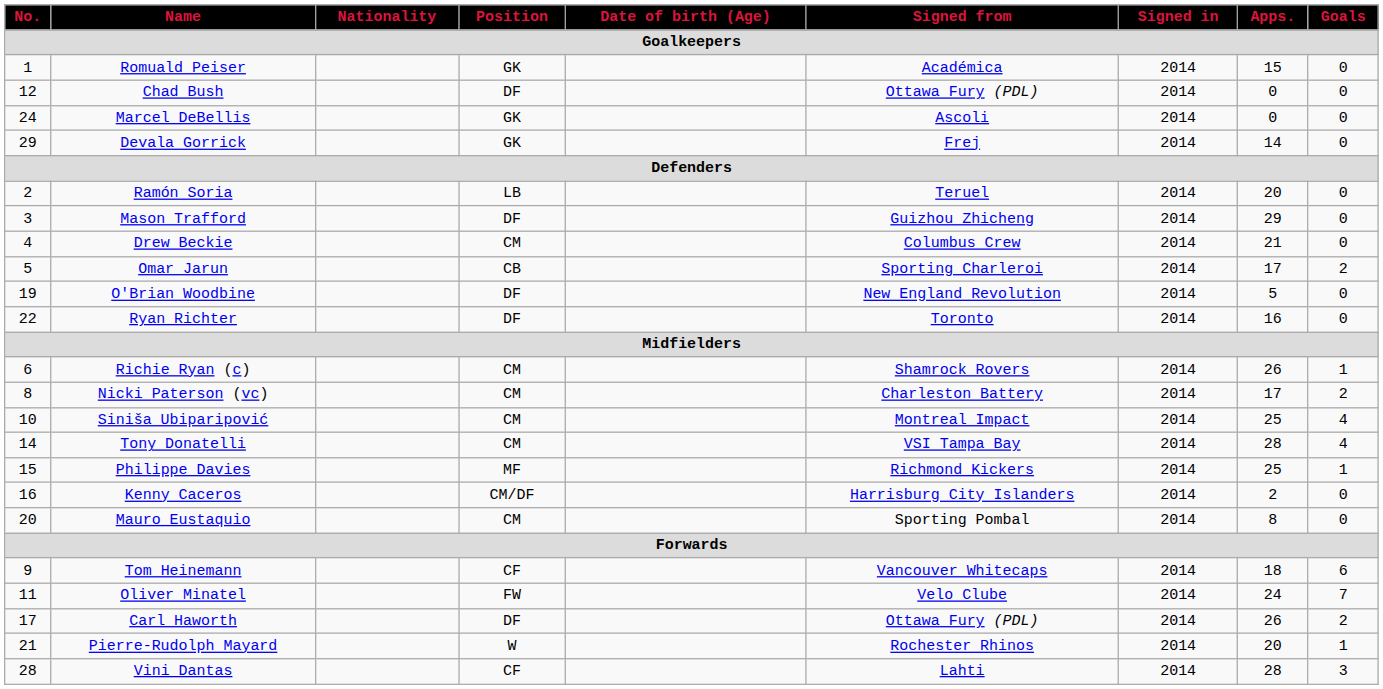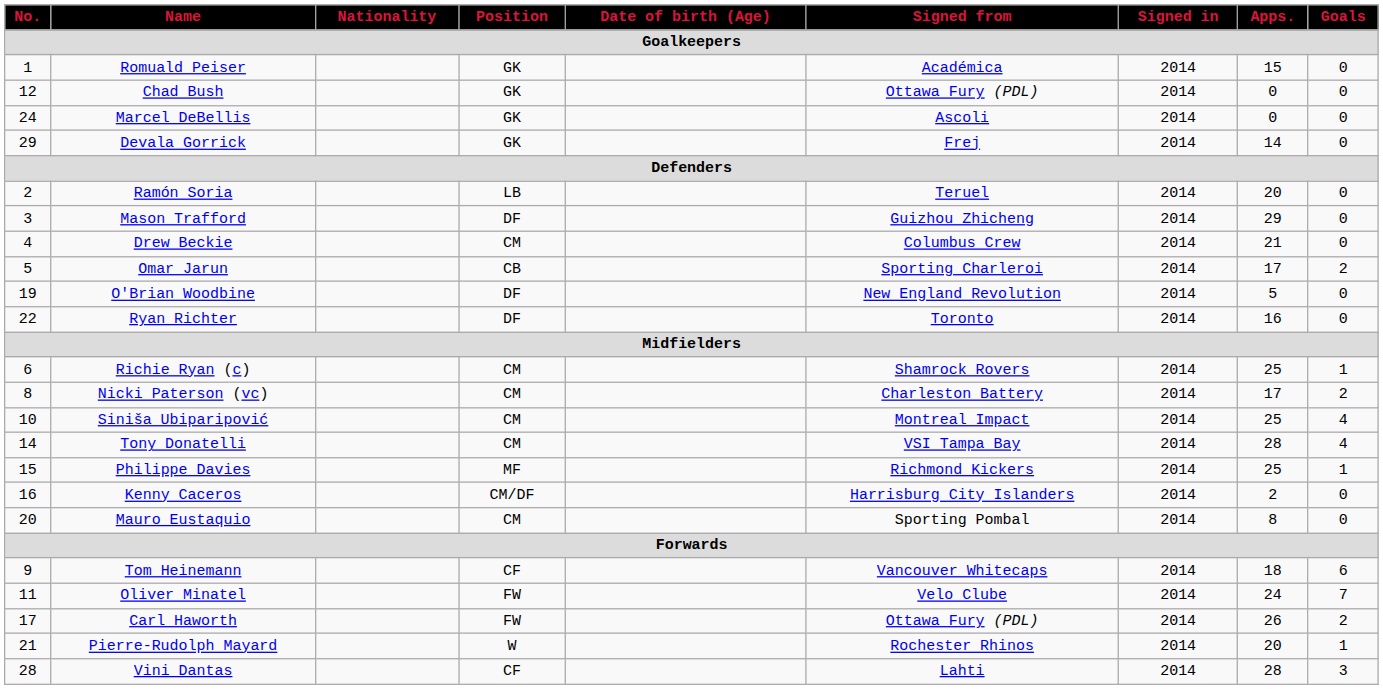(512, 92) DF -> (512, 92) GK
(1273, 369) 26 -> (1273, 369) 25
(512, 621) DF -> (512, 621) FW
